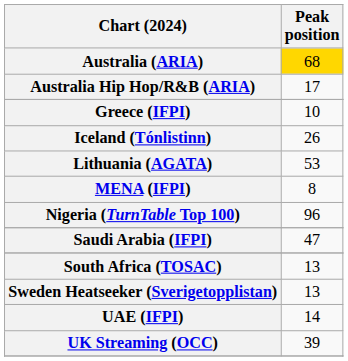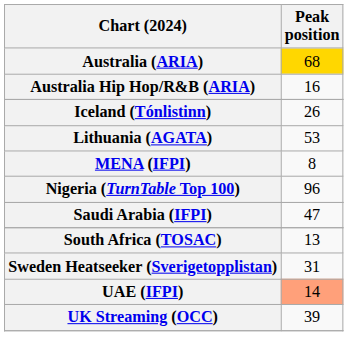(312, 86) 17 -> (312, 86) 16
- row: (143, 112)
(312, 291) 13 -> (312, 266) 31
(312, 317) no background -> (312, 291) lightsalmon background
